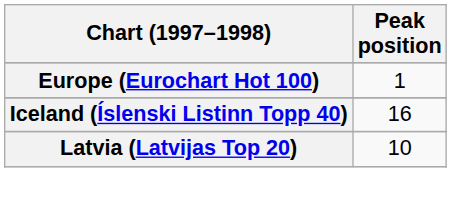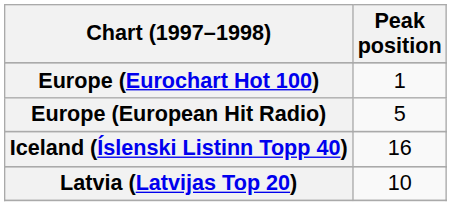+ row: (179, 114)
